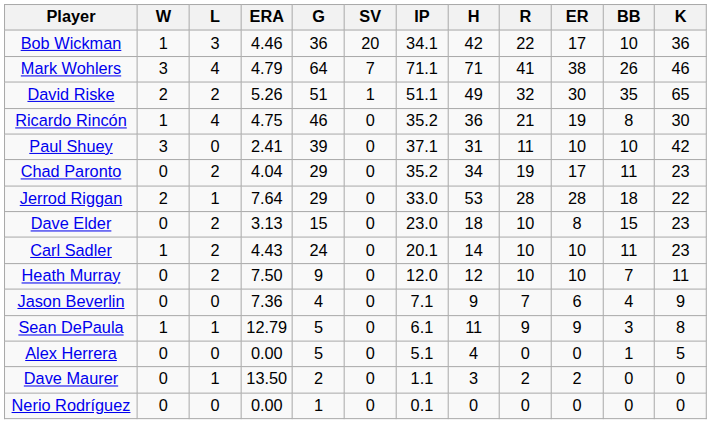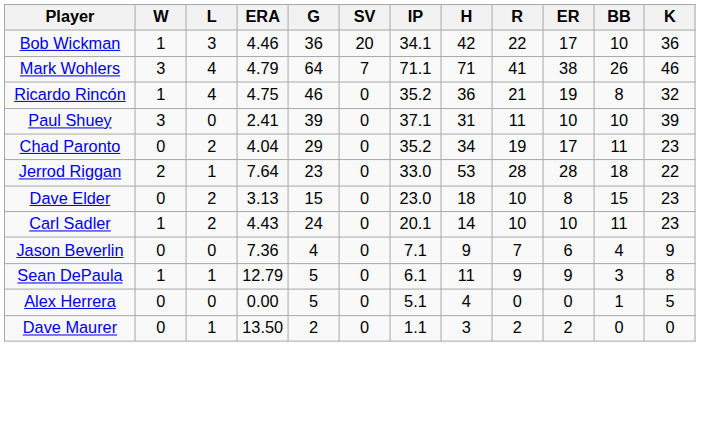- row: (71, 95)
(681, 120) 30 -> (670, 95) 32
(681, 146) 42 -> (670, 120) 39
(319, 198) 29 -> (314, 172) 23
- row: (71, 276)
- row: (71, 405)
